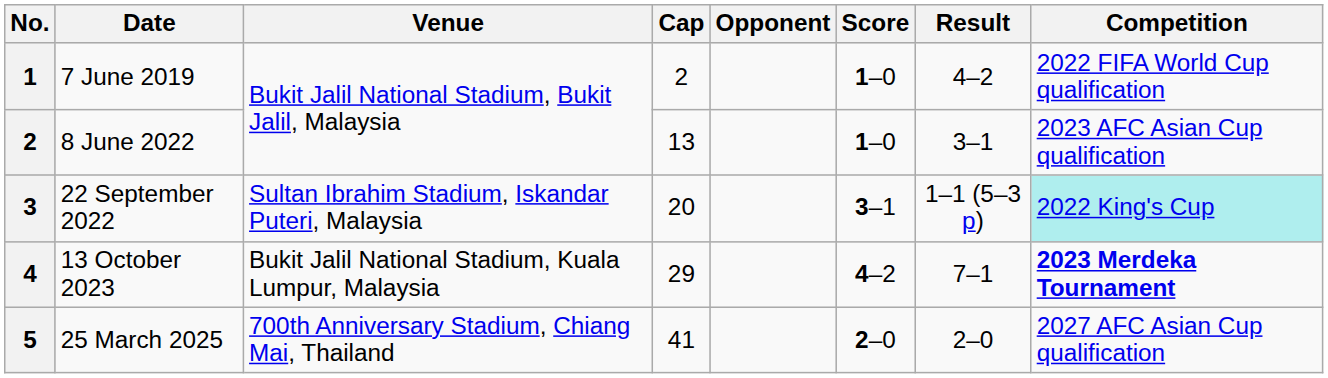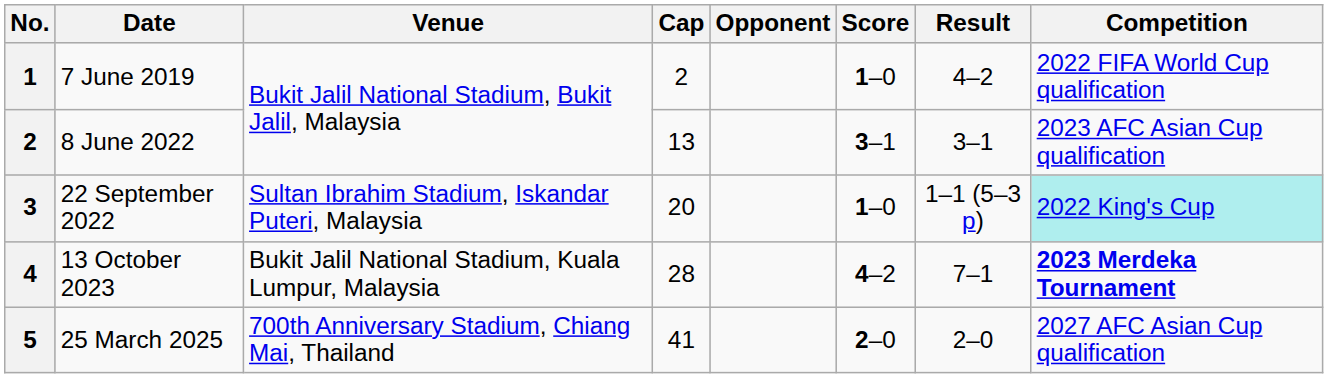(875, 141) 1–0 -> (875, 141) 3–1
(875, 207) 3–1 -> (875, 207) 1–0
(681, 273) 29 -> (681, 273) 28
